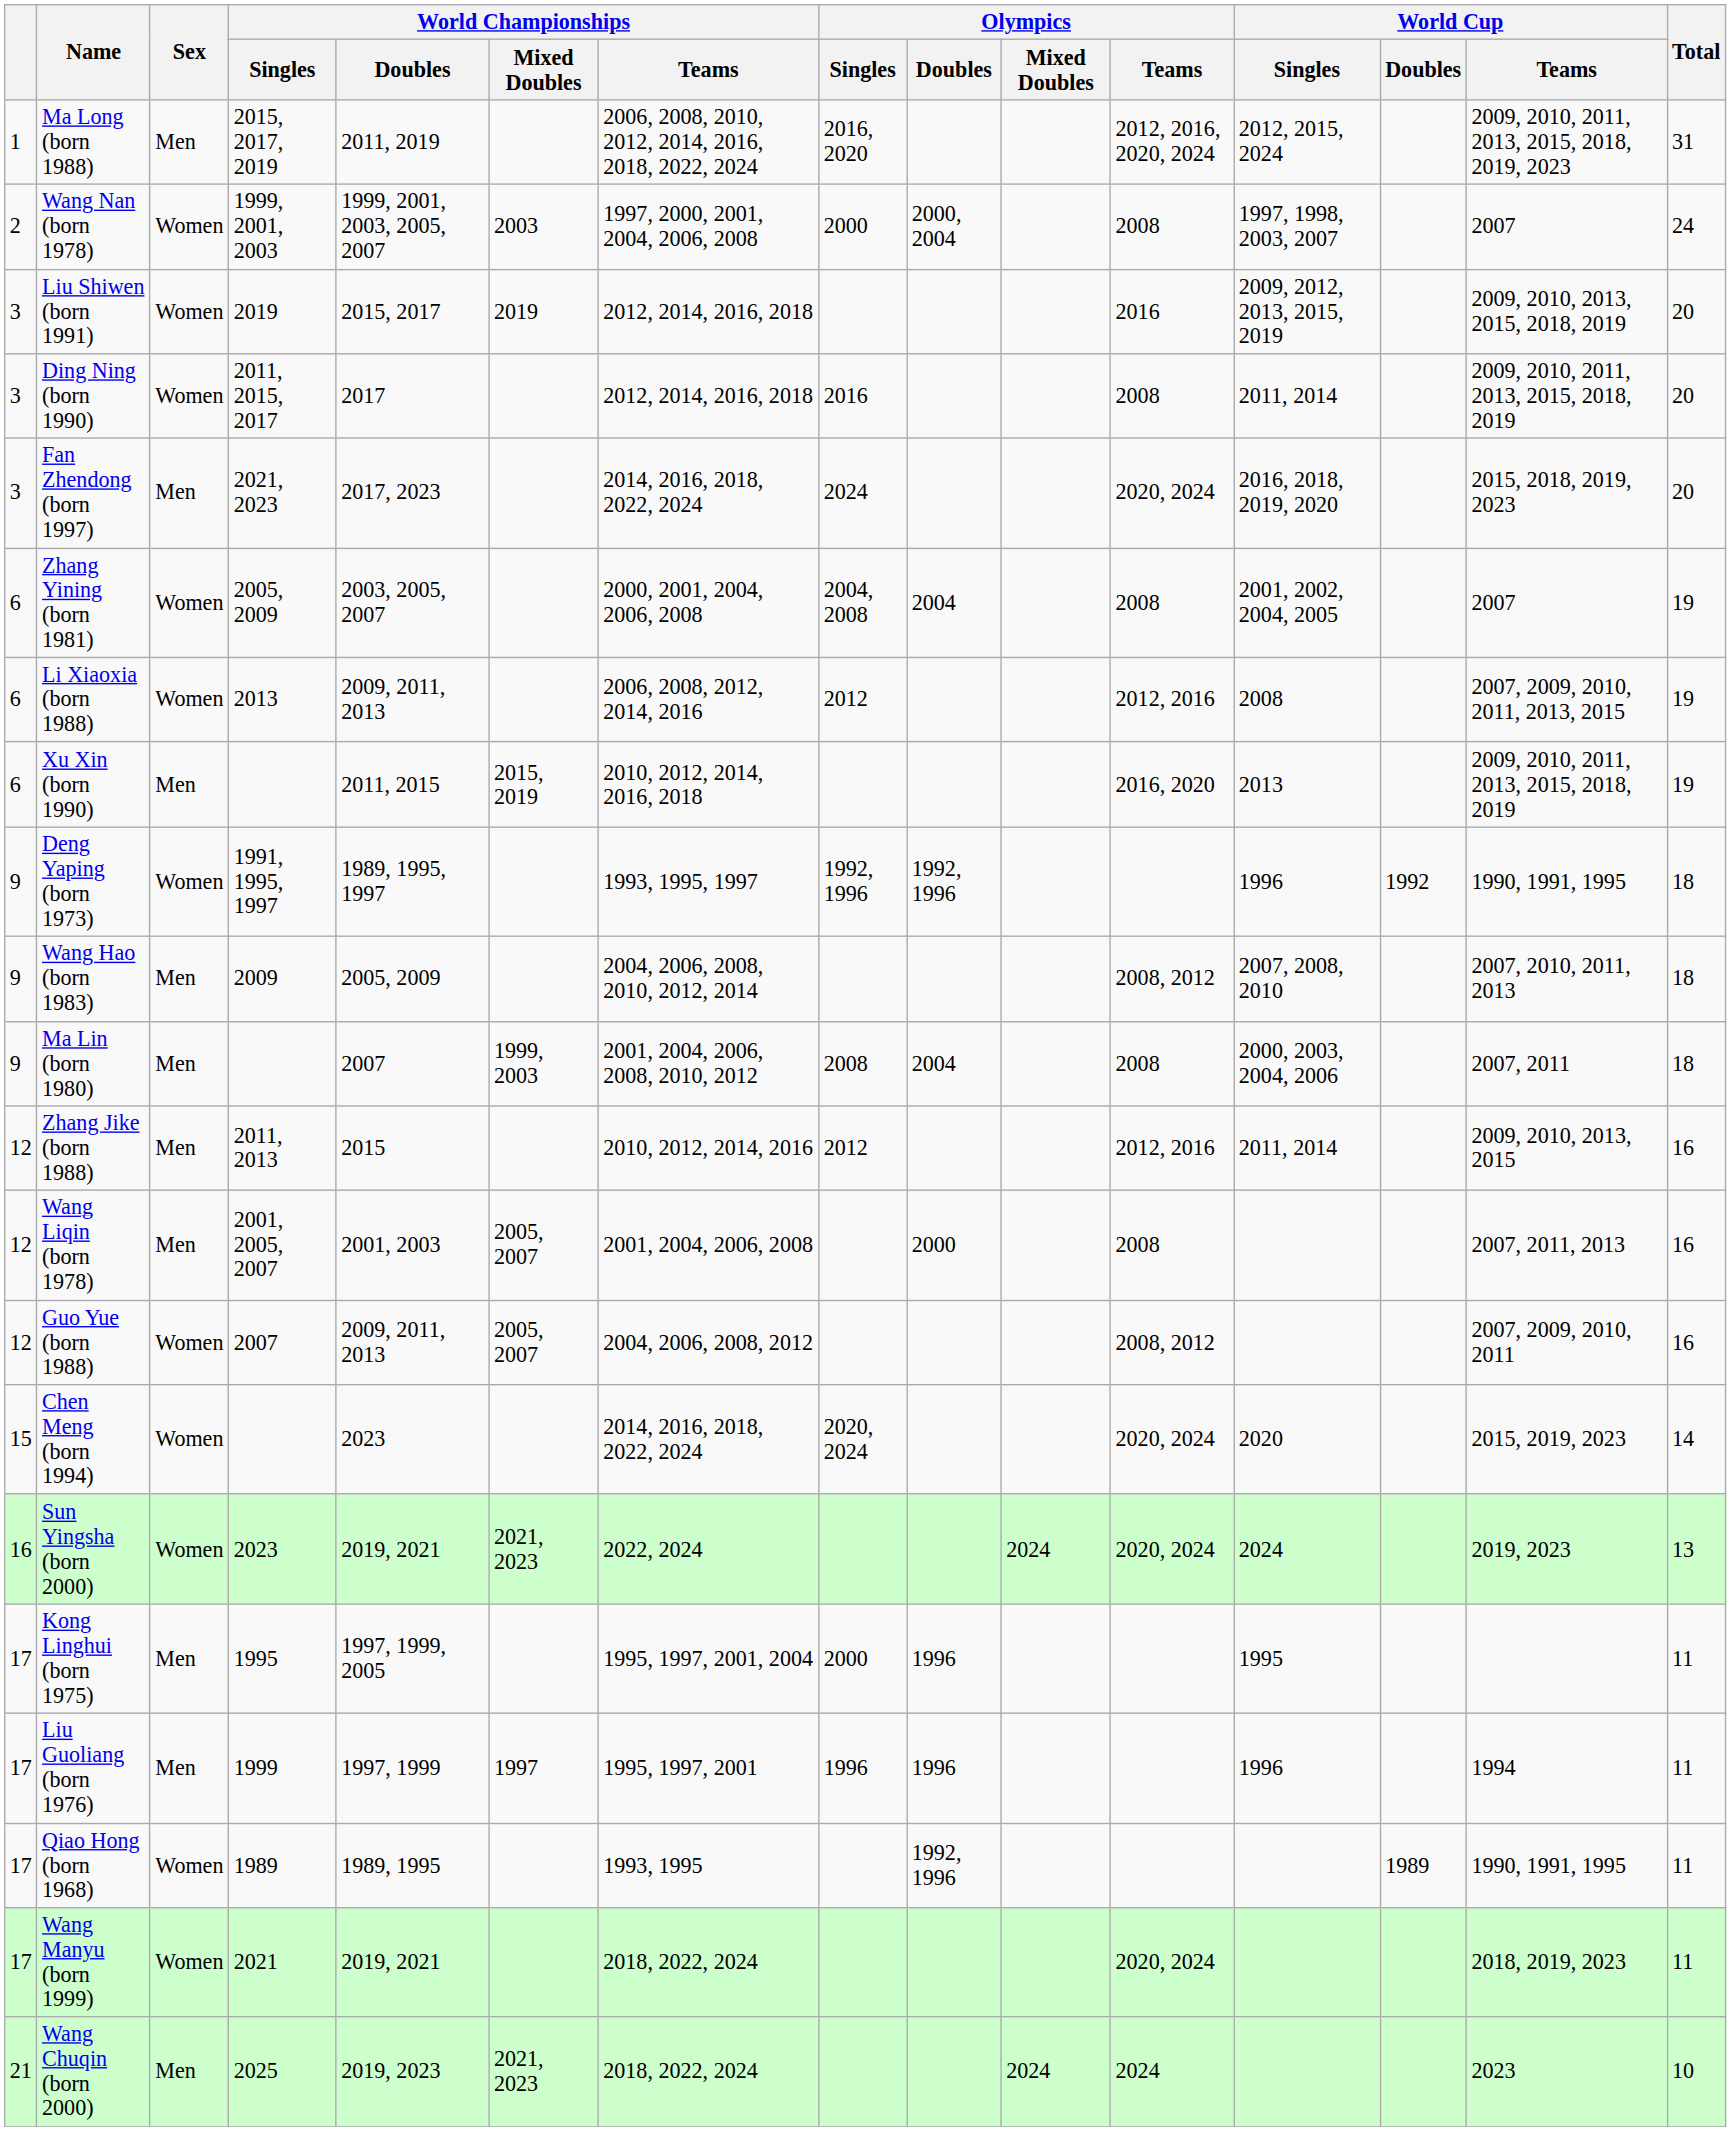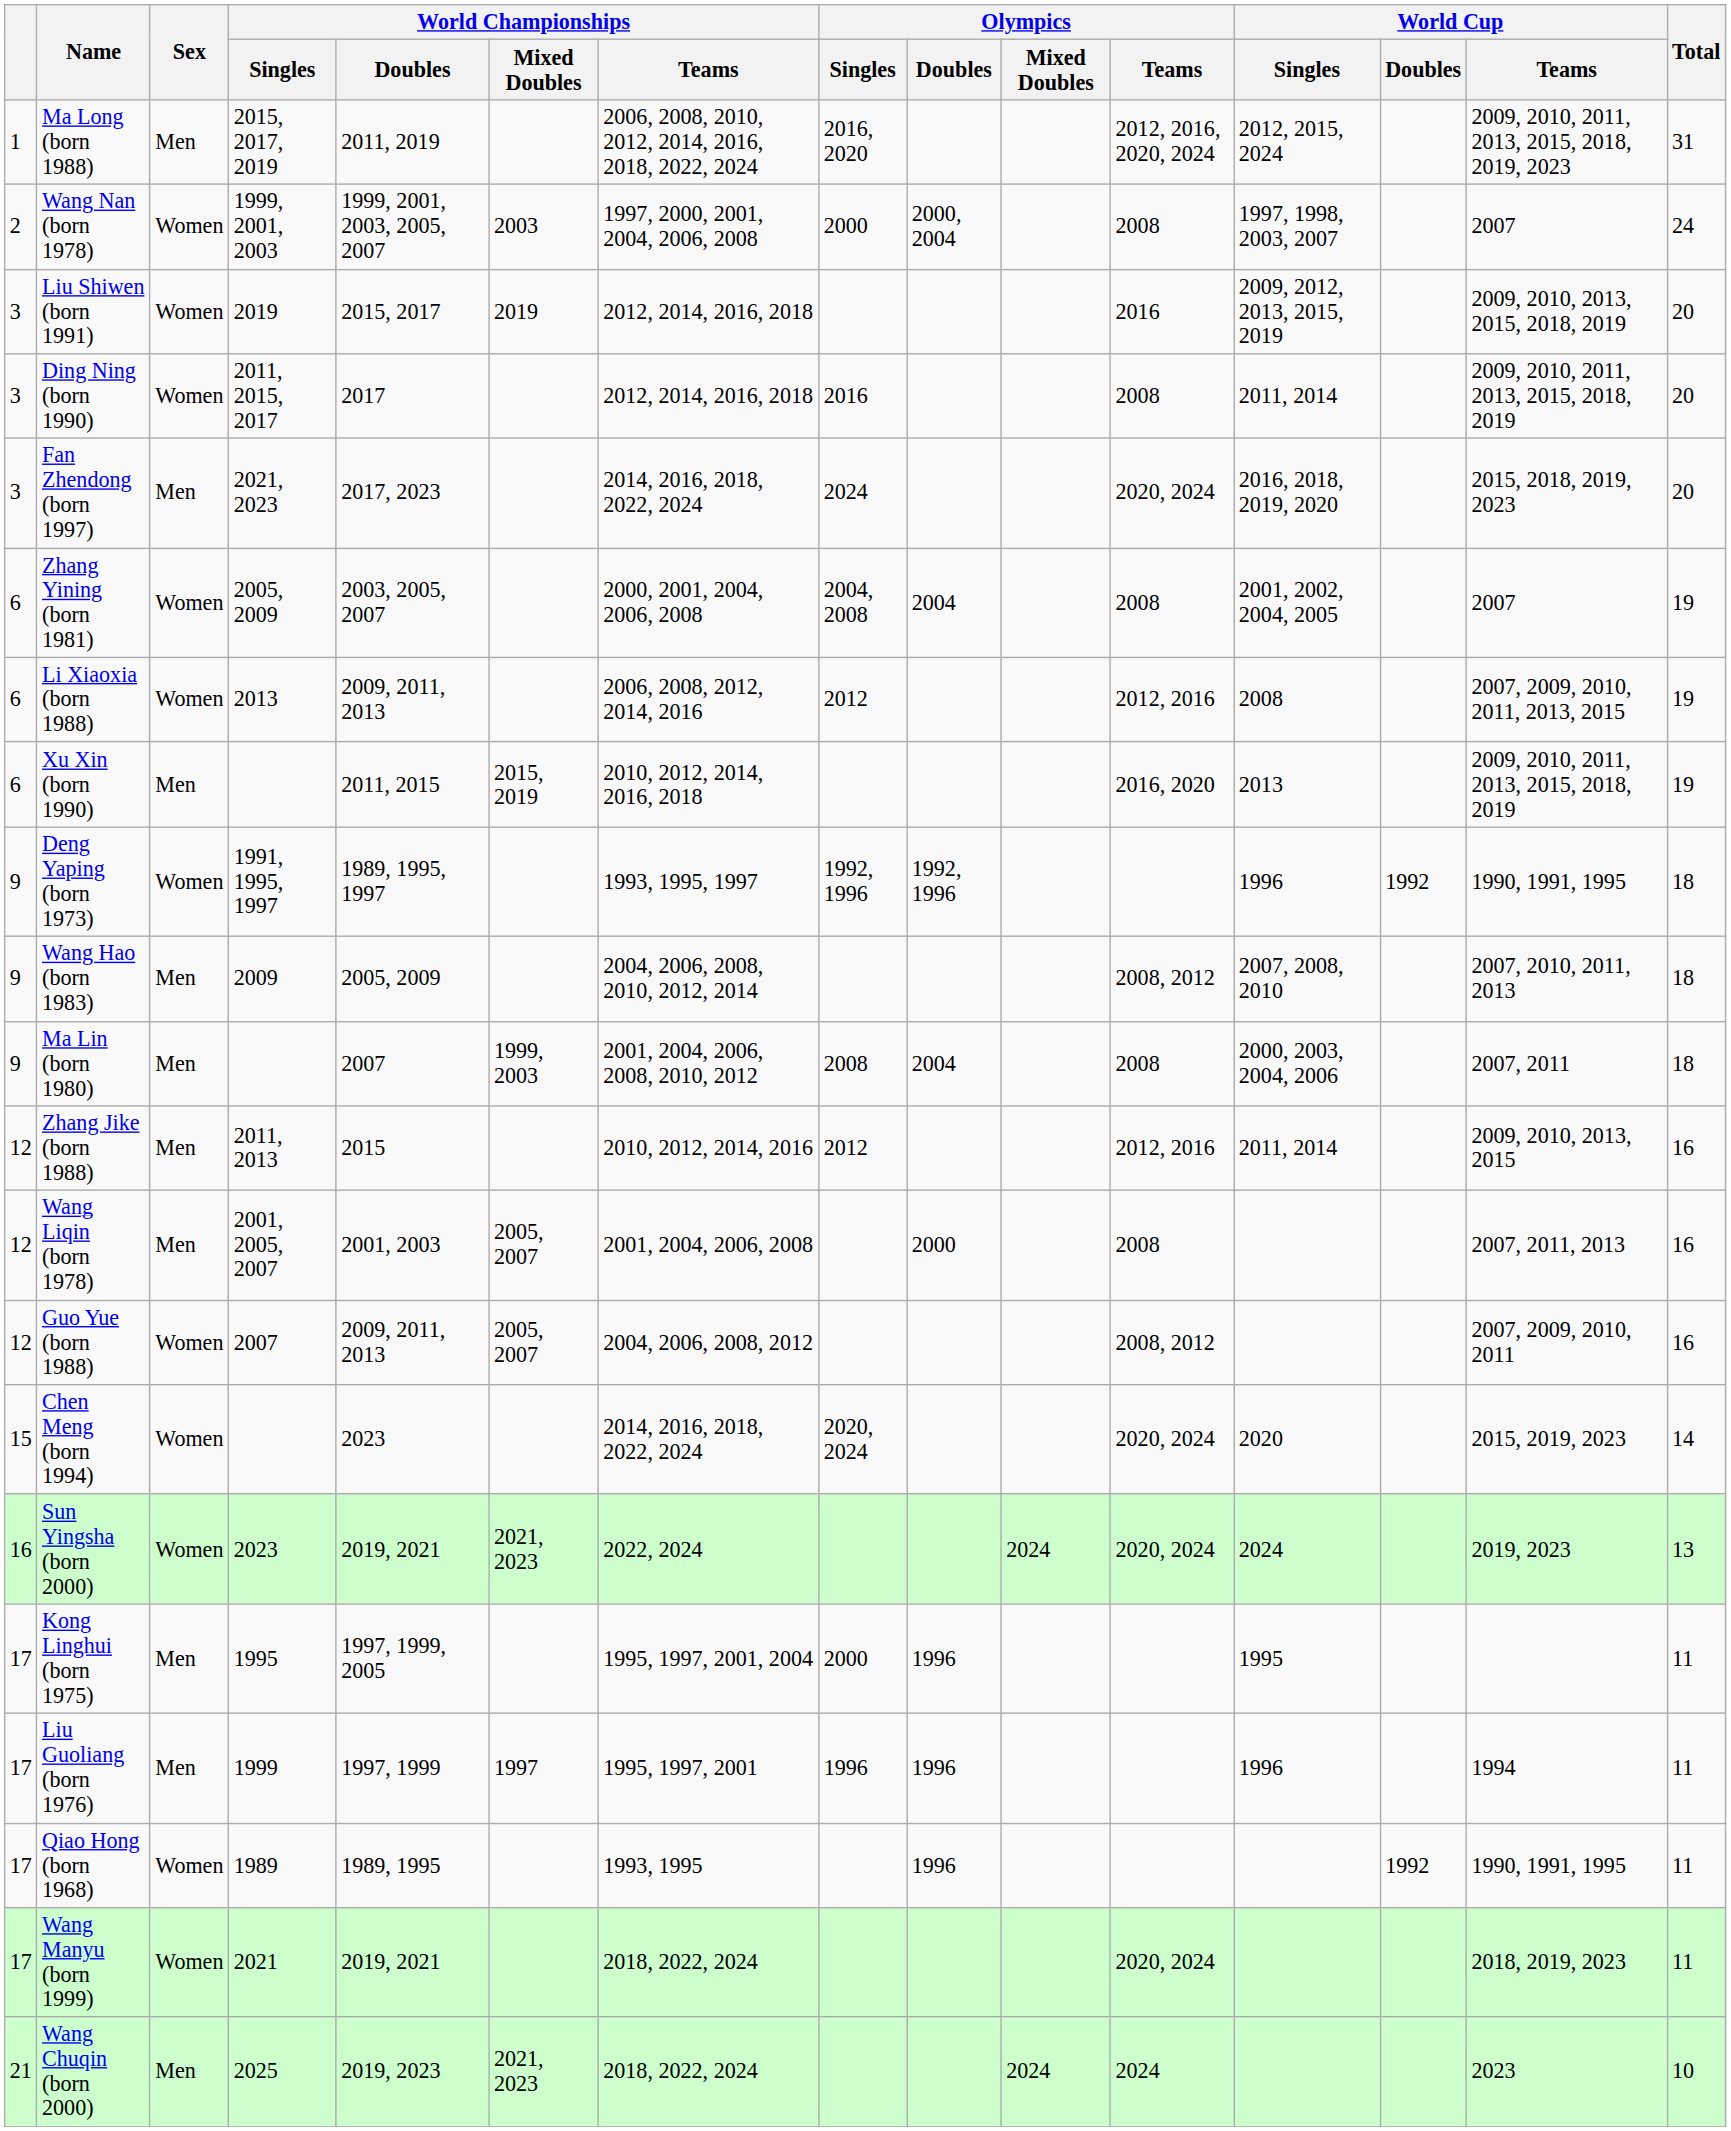(937, 1864) 1992, 1996 -> (934, 1864) 1996
(1407, 1864) 1989 -> (1407, 1864) 1992
